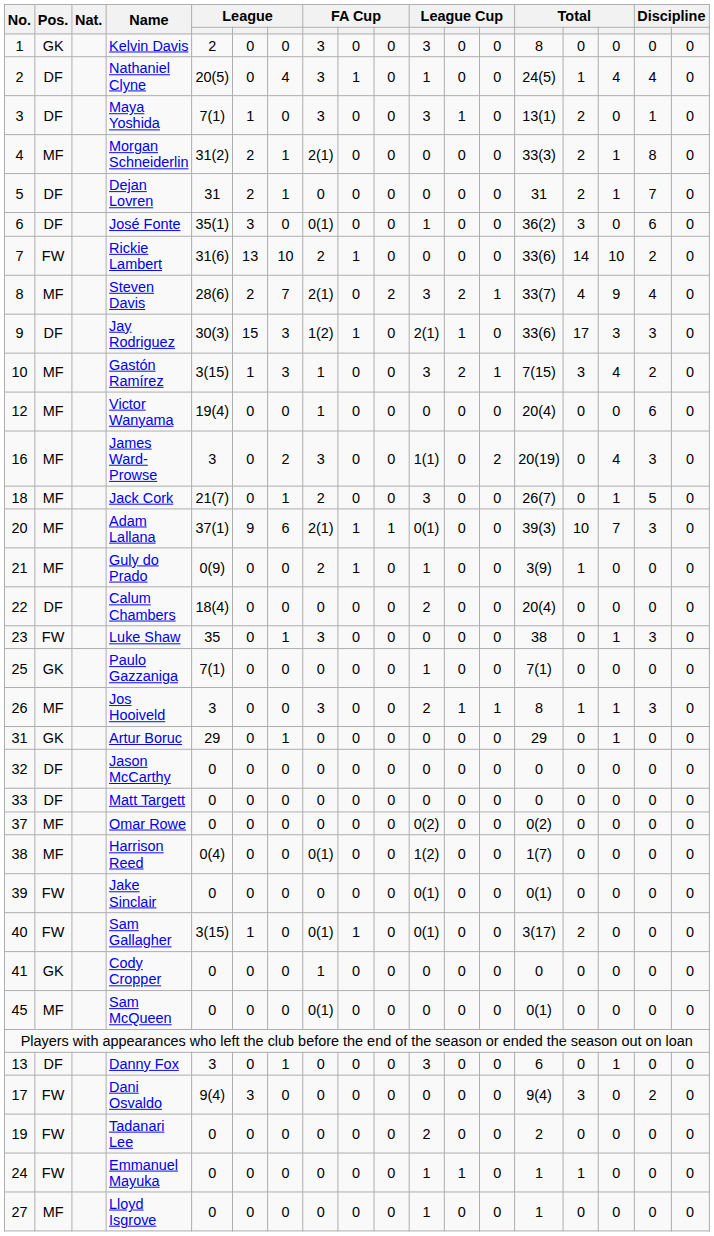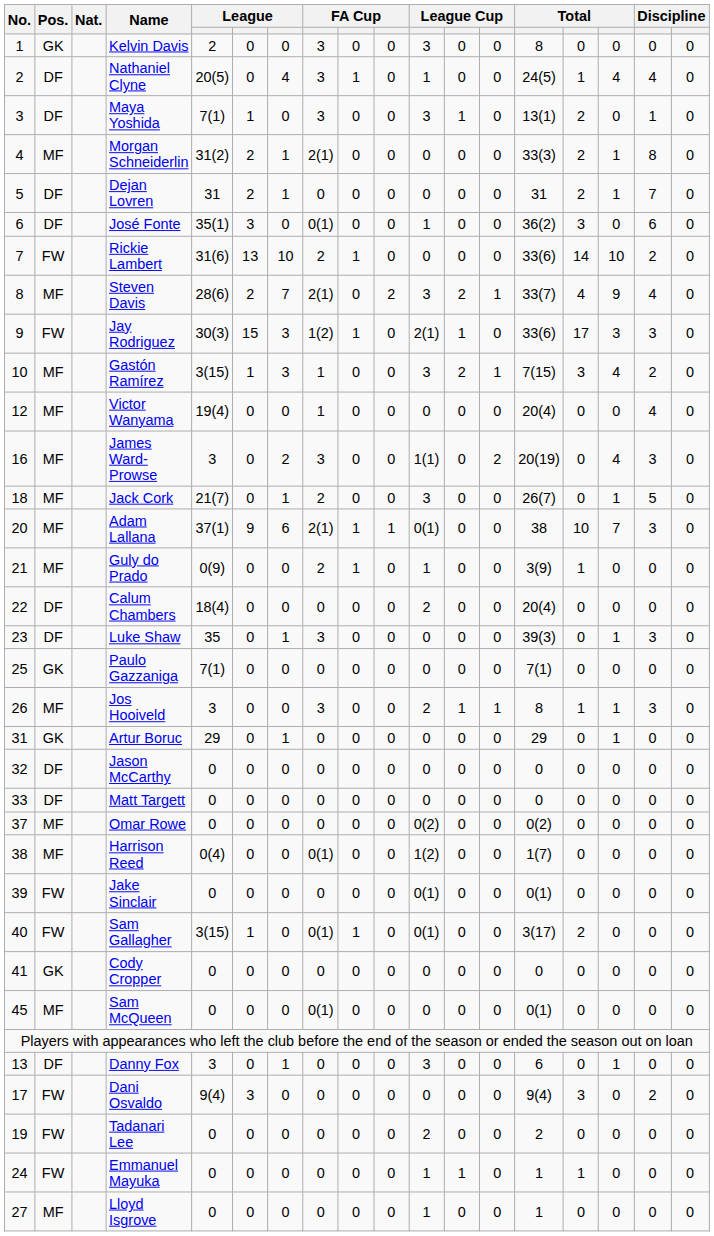(53, 334) DF -> (53, 334) FW
(653, 412) 6 -> (653, 412) 4
(539, 529) 39(3) -> (539, 529) 38
(53, 638) FW -> (53, 638) DF
(539, 638) 38 -> (539, 638) 39(3)
(427, 668) 1 -> (427, 668) 0
(321, 971) 1 -> (321, 971) 0
